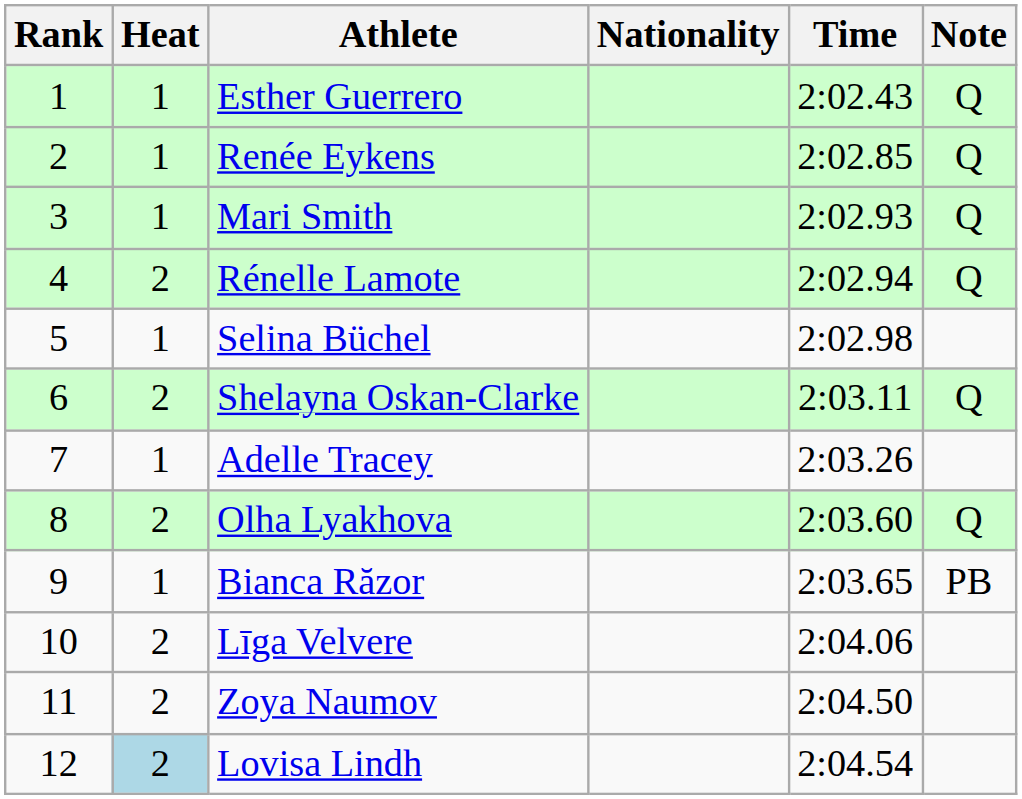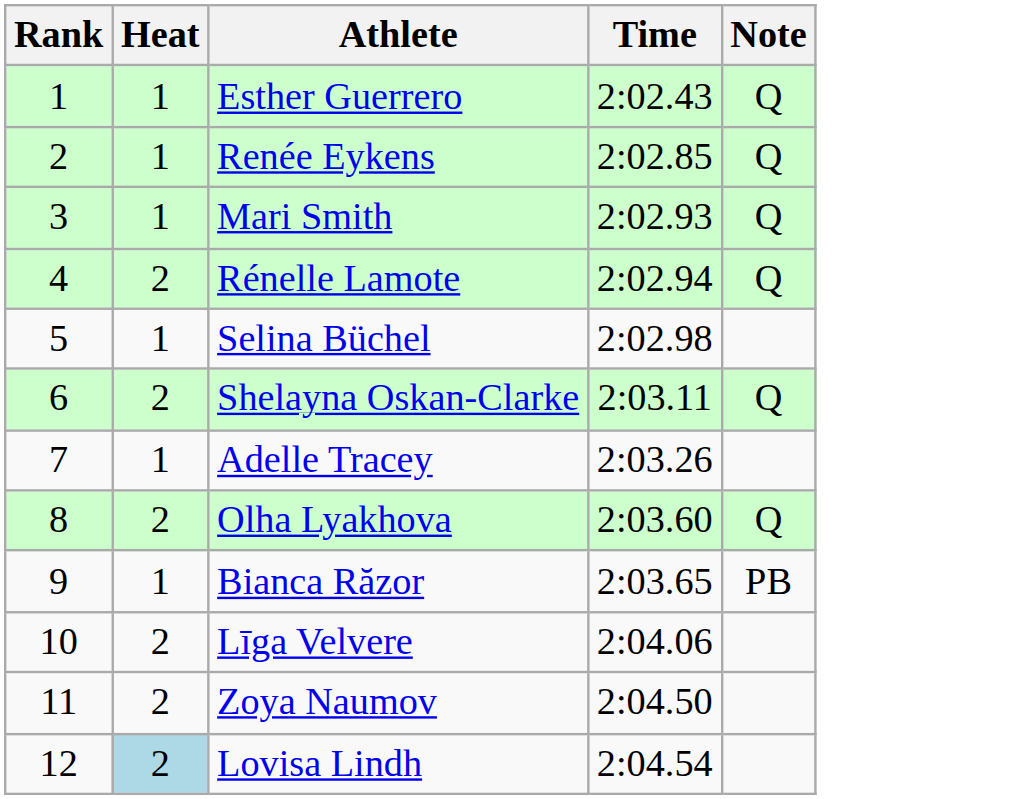- column: (688, 34)
